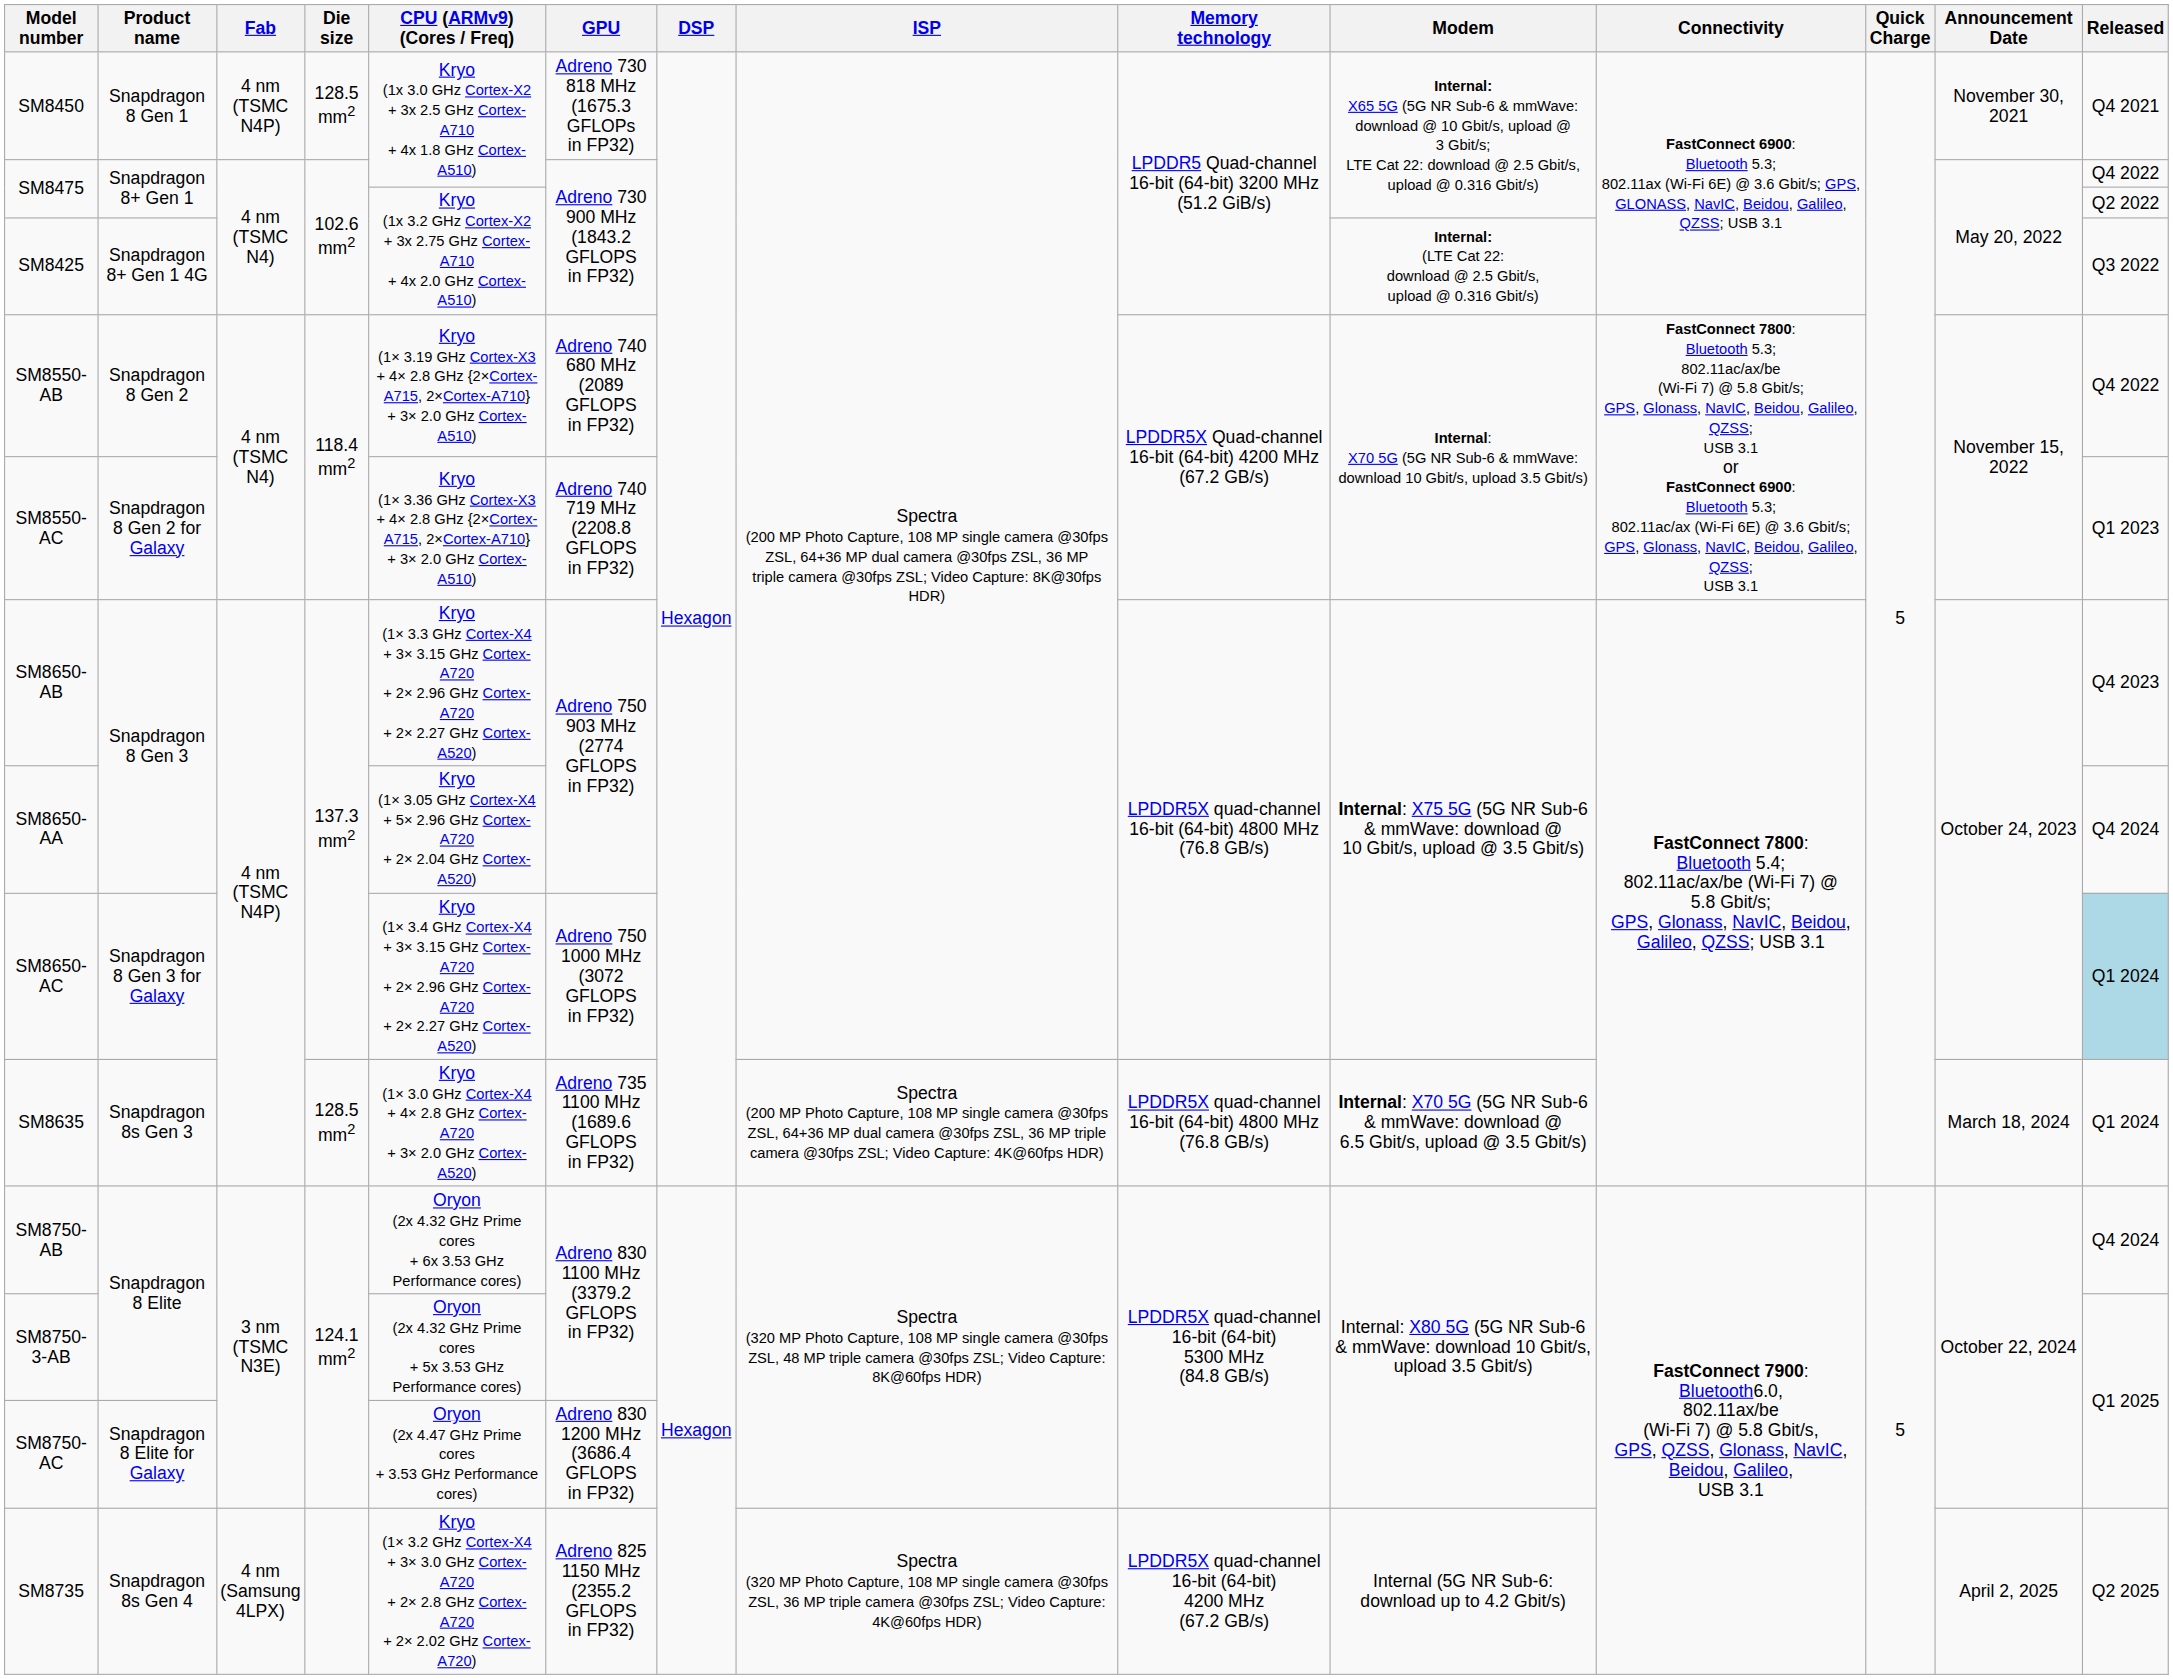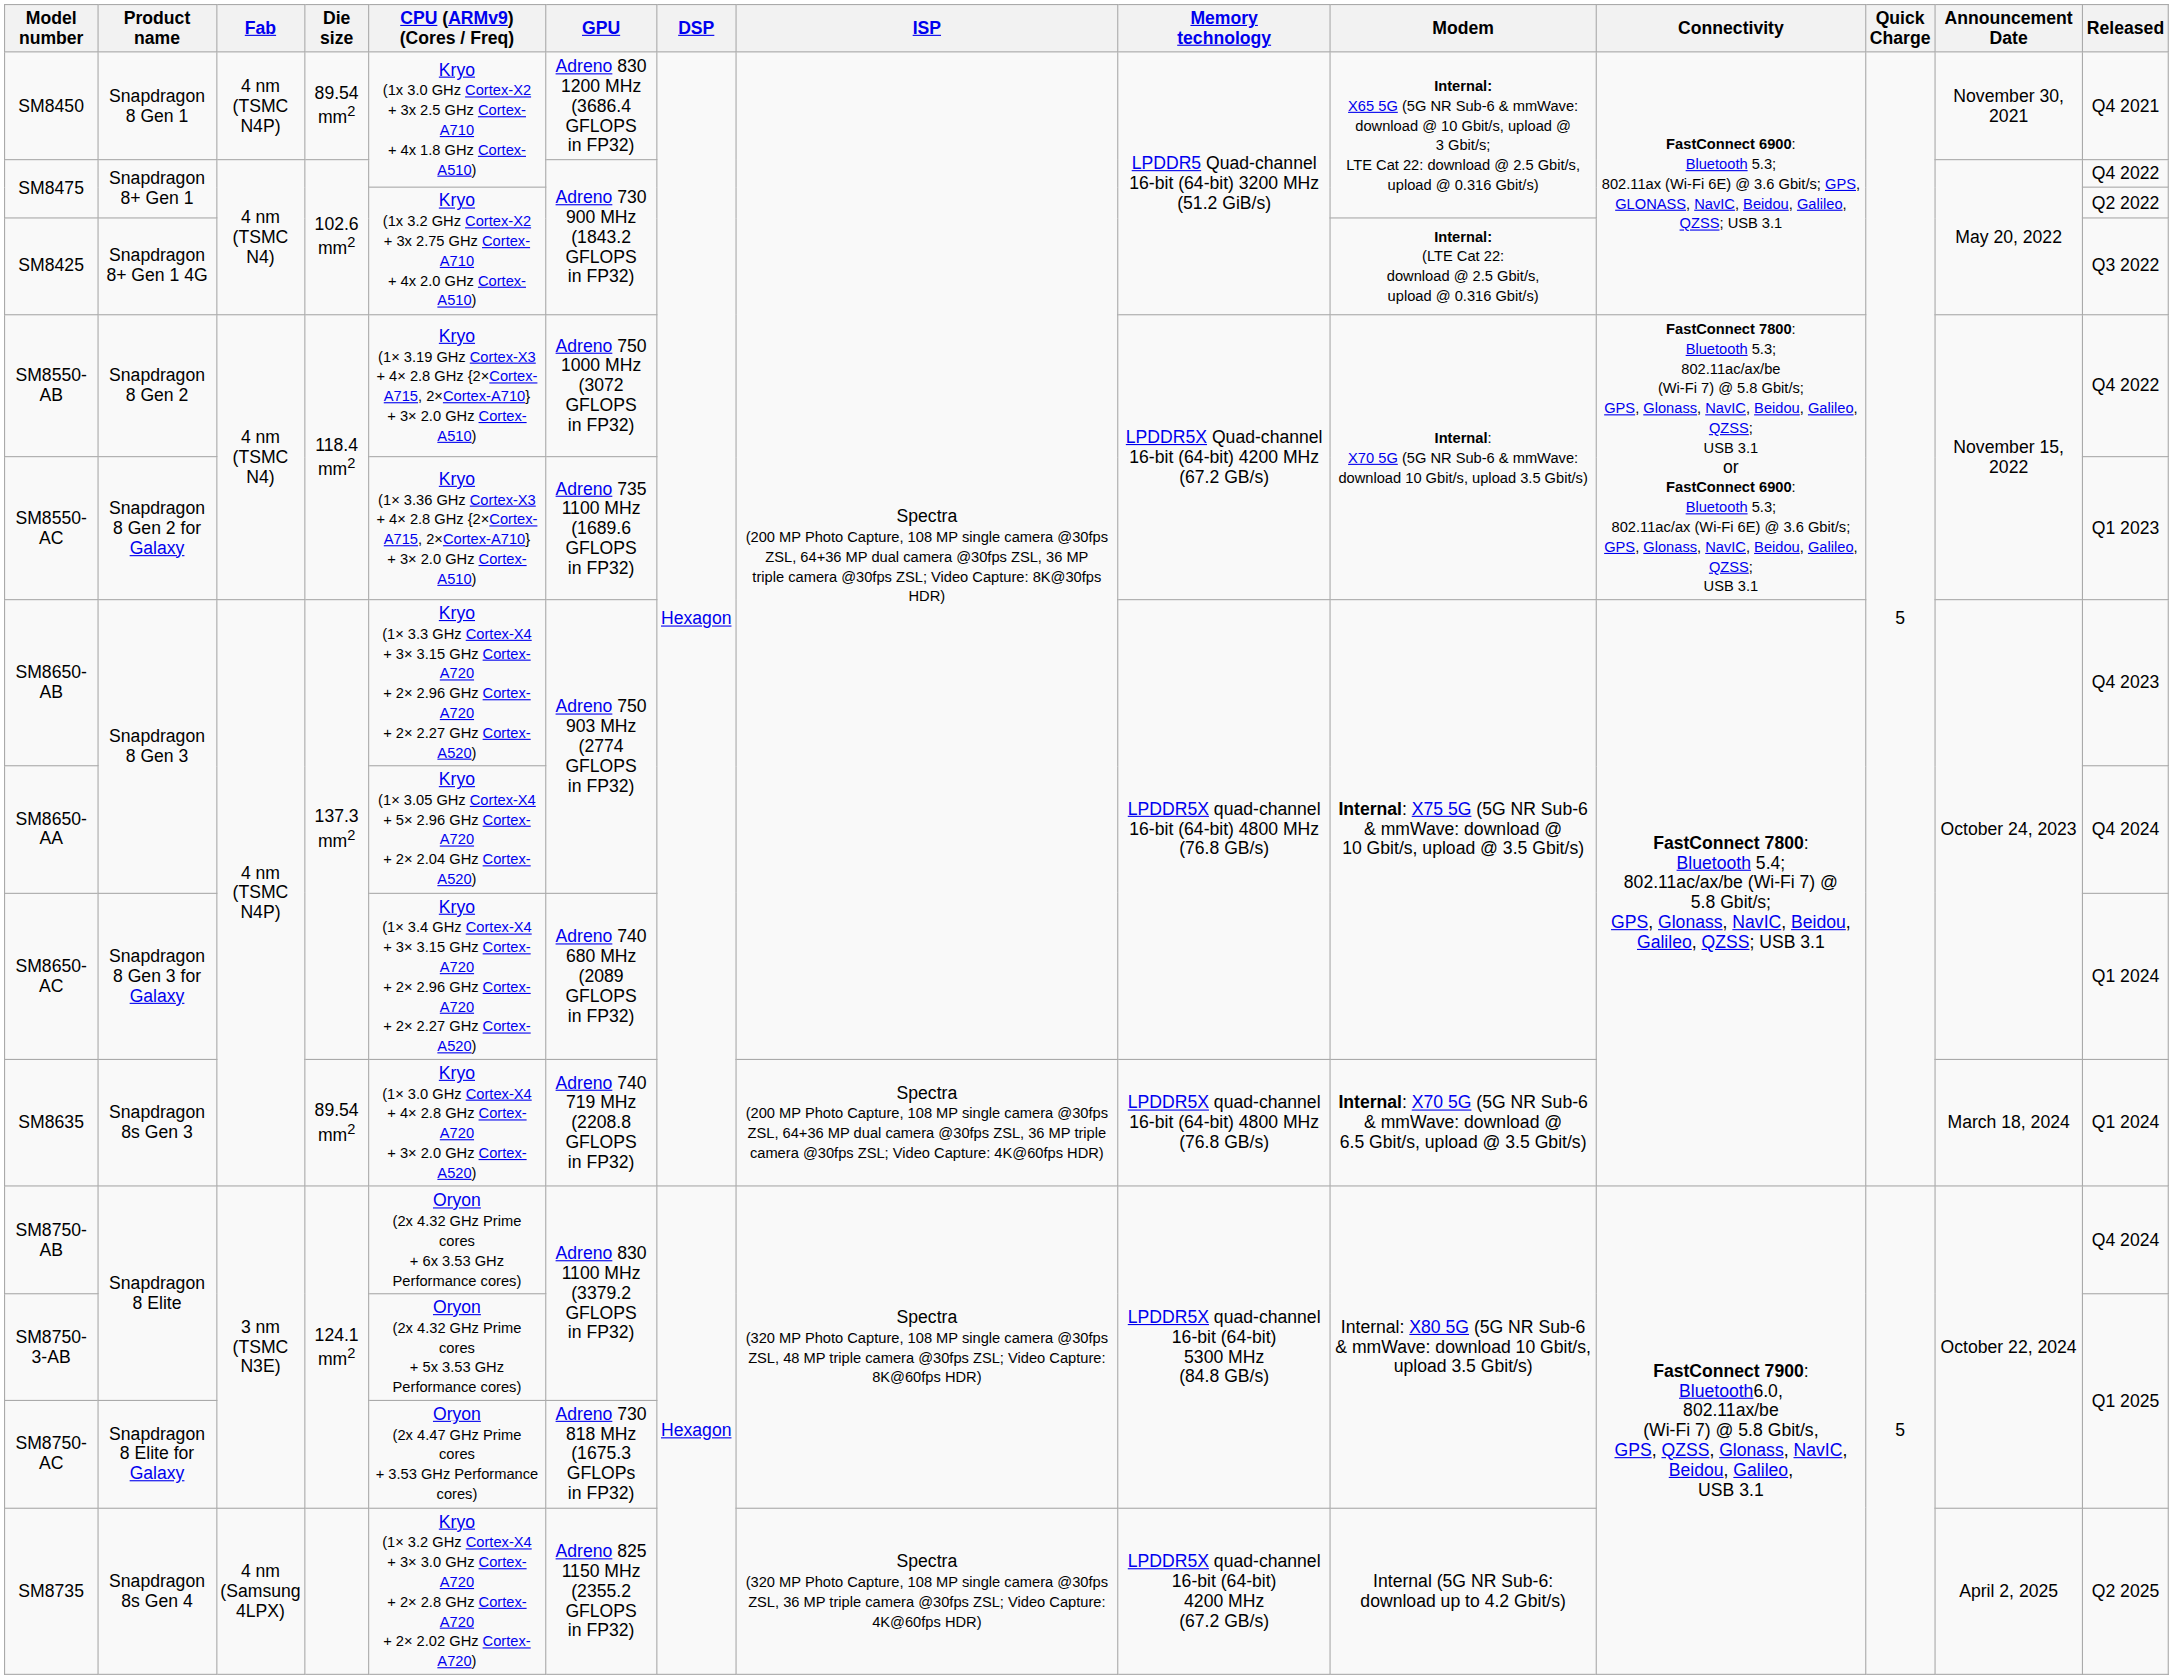(337, 105) 128.5 mm2 -> (337, 105) 89.54 mm2
(601, 105) Adreno 730 818 MHz (1675.3 GFLOPs in FP32) -> (601, 105) Adreno 830 1200 MHz (3686.4 GFLOPS in FP32)
(601, 385) Adreno 740 680 MHz (2089 GFLOPS in FP32) -> (601, 385) Adreno 750 1000 MHz (3072 GFLOPS in FP32)
(601, 528) Adreno 740 719 MHz (2208.8 GFLOPS in FP32) -> (601, 528) Adreno 735 1100 MHz (1689.6 GFLOPS in FP32)
(601, 976) Adreno 750 1000 MHz (3072 GFLOPS in FP32) -> (601, 976) Adreno 740 680 MHz (2089 GFLOPS in FP32)
(2125, 976) lightblue background -> (2125, 976) no background
(337, 1122) 128.5 mm2 -> (337, 1122) 89.54 mm2
(601, 1122) Adreno 735 1100 MHz (1689.6 GFLOPS in FP32) -> (601, 1122) Adreno 740 719 MHz (2208.8 GFLOPS in FP32)
(601, 1454) Adreno 830 1200 MHz (3686.4 GFLOPS in FP32) -> (601, 1454) Adreno 730 818 MHz (1675.3 GFLOPs in FP32)
